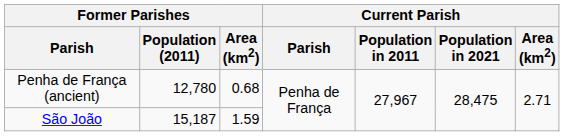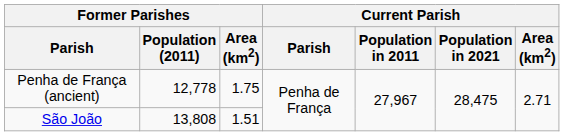(194, 88) 12,780 -> (194, 88) 12,778
(246, 88) 0.68 -> (246, 88) 1.75
(194, 119) 15,187 -> (194, 119) 13,808
(246, 119) 1.59 -> (246, 119) 1.51
